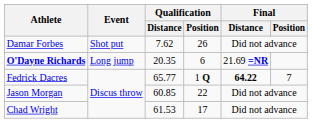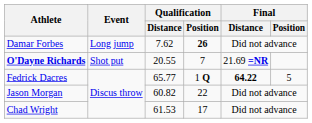(107, 44) Shot put -> (112, 44) Long jump
(202, 44) normal -> (202, 44) bold
(112, 61) Long jump -> (107, 61) Shot put
(164, 61) 20.35 -> (164, 61) 20.55
(202, 61) 6 -> (202, 61) 7
(289, 77) 7 -> (289, 77) 5
(164, 94) 60.85 -> (164, 94) 60.82
